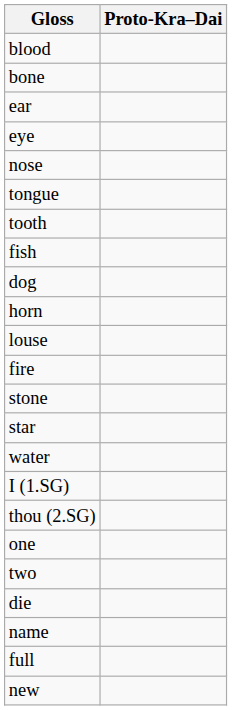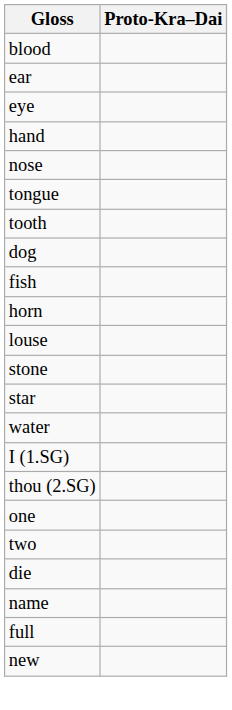- row: (27, 77)
+ row: (27, 135)
rows swapped: (23, 281) <-> (23, 252)
- row: (22, 369)
